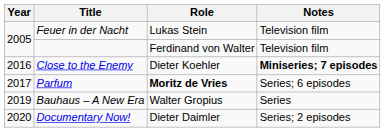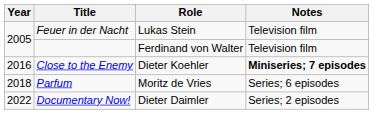(19, 83) 2017 -> (19, 83) 2018
(188, 83) bold -> (175, 83) normal
- row: (90, 100)
(19, 118) 2020 -> (19, 100) 2022
